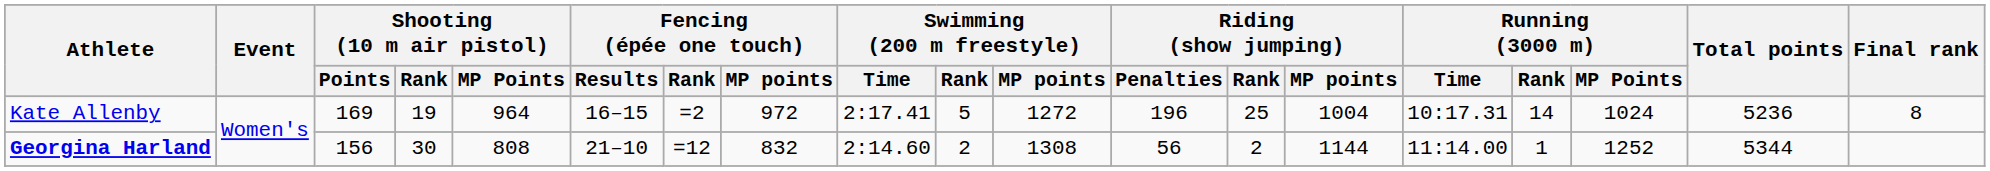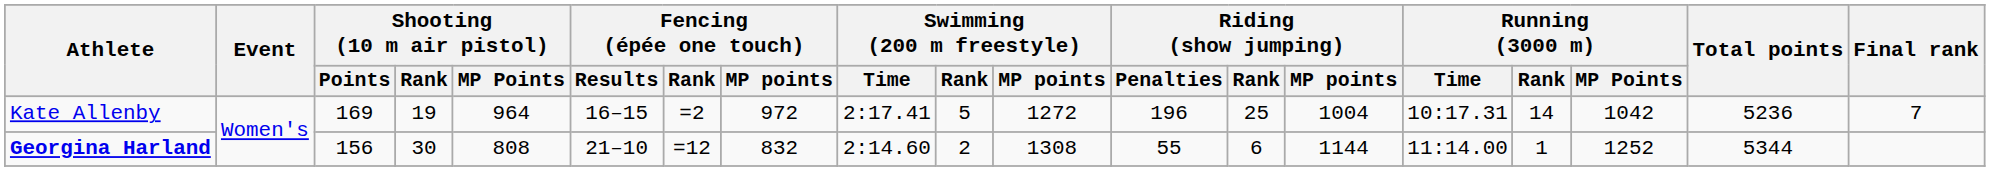(1629, 114) 1024 -> (1629, 114) 1042
(1916, 114) 8 -> (1916, 114) 7
(1169, 149) 56 -> (1169, 149) 55
(1256, 149) 2 -> (1256, 149) 6
